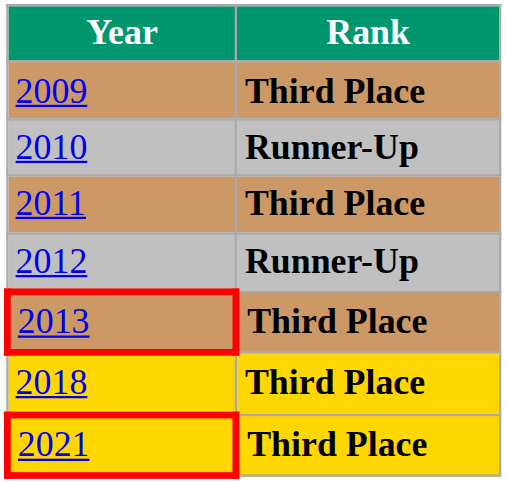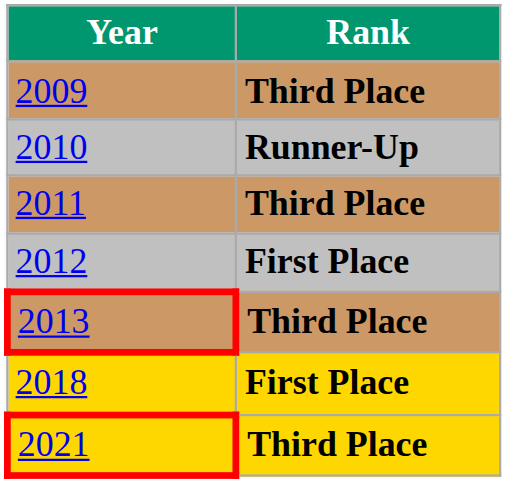(332, 261) Runner-Up -> (327, 261) First Place
(335, 382) Third Place -> (327, 382) First Place
